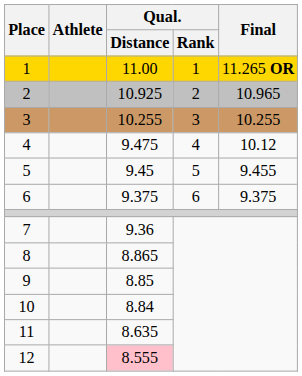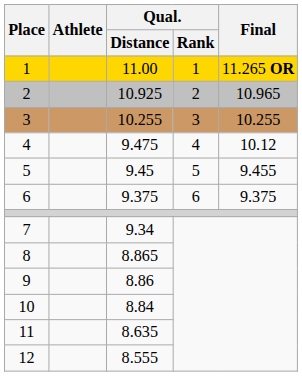(140, 229) 9.36 -> (140, 229) 9.34
(140, 281) 8.85 -> (140, 281) 8.86
(140, 357) pink background -> (140, 357) no background
